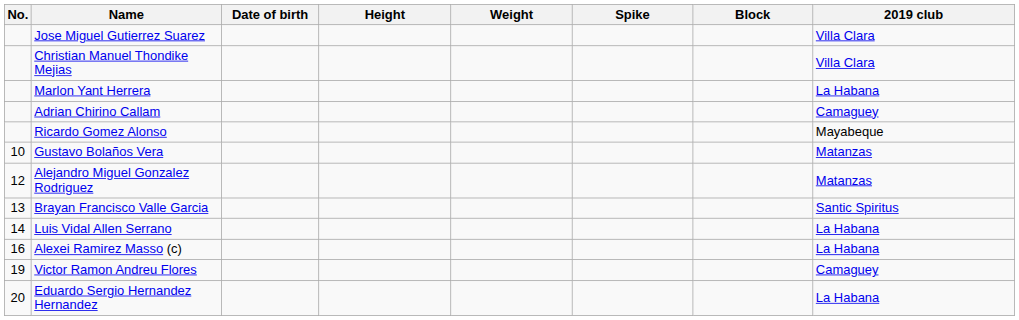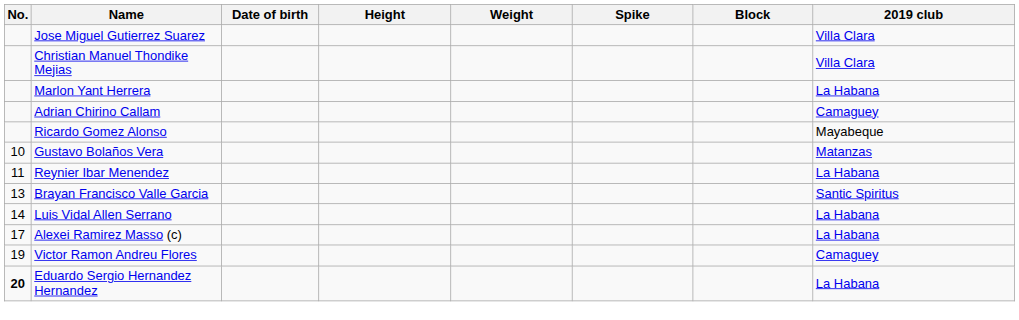+ row: (102, 173)
- row: (112, 180)
(18, 249) 16 -> (18, 234) 17
(18, 297) normal -> (18, 283) bold
